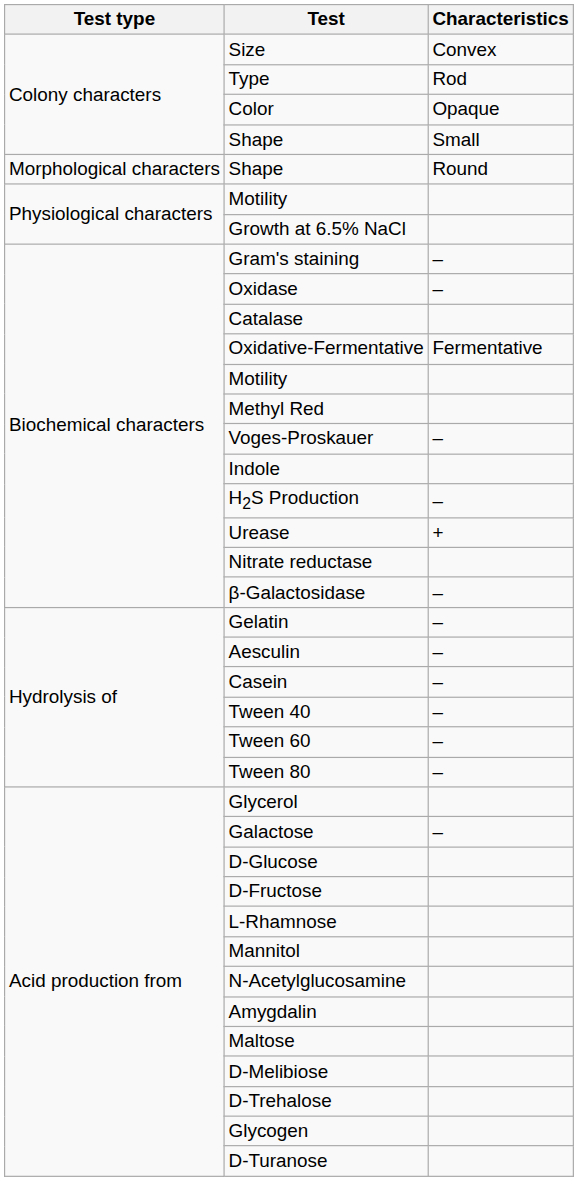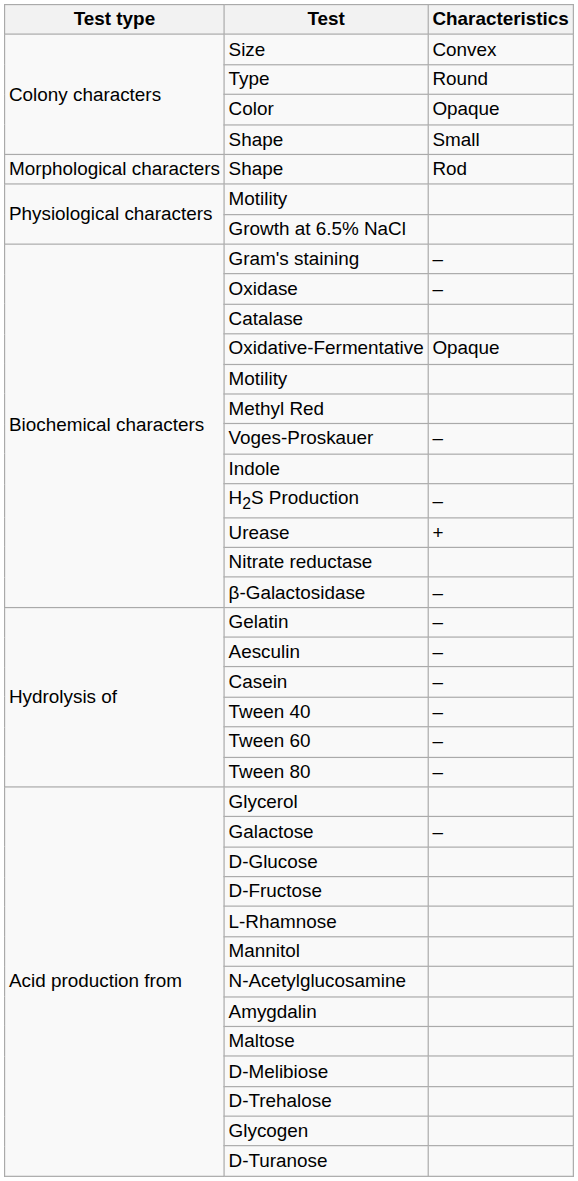(450, 79) Rod -> (460, 79) Round
(460, 169) Round -> (450, 169) Rod
(488, 348) Fermentative -> (466, 348) Opaque
